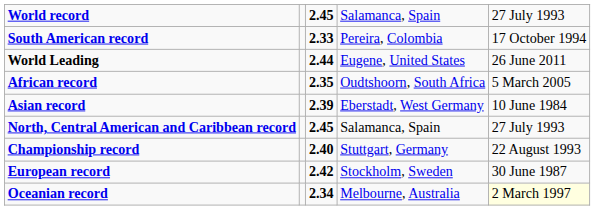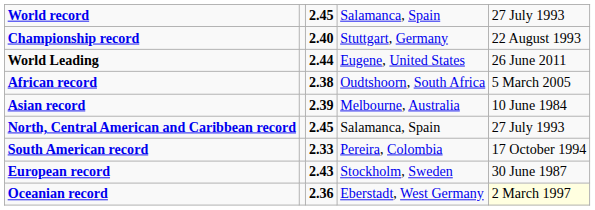rows swapped: (73, 149) <-> (78, 37)
(321, 82) 2.35 -> (321, 82) 2.38
(412, 104) Eberstadt, West Germany -> (400, 104) Melbourne, Australia
(321, 171) 2.42 -> (321, 171) 2.43
(321, 194) 2.34 -> (321, 194) 2.36
(400, 194) Melbourne, Australia -> (412, 194) Eberstadt, West Germany
